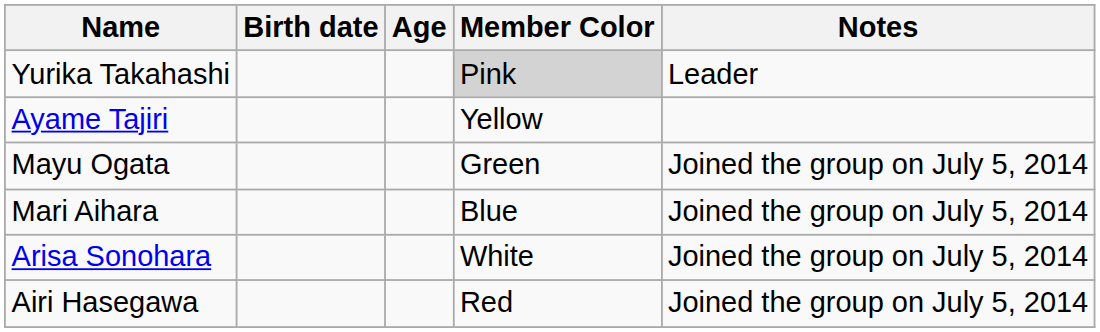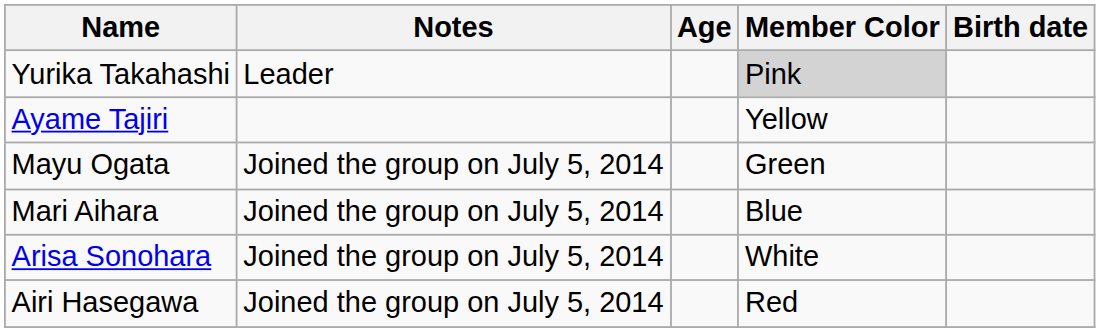columns swapped: (311, 27) <-> (878, 27)
